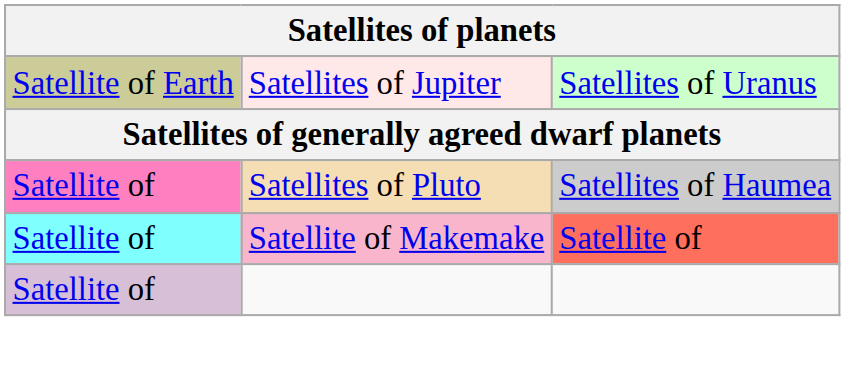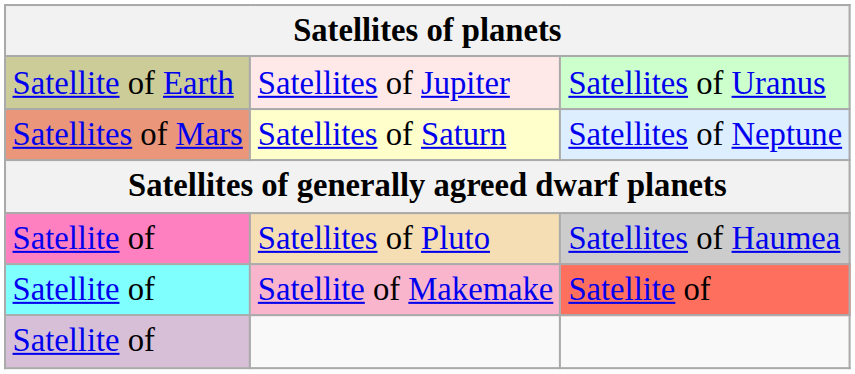+ row: (382, 133)
